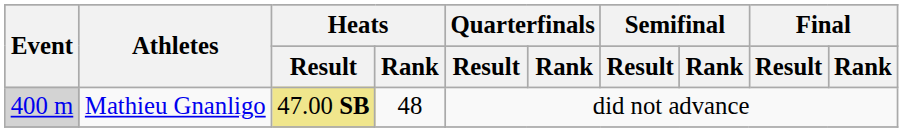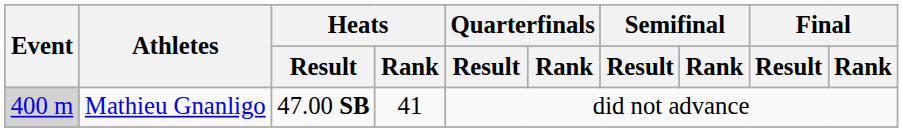(323, 107) khaki background -> (323, 107) no background
(410, 107) 48 -> (410, 107) 41
